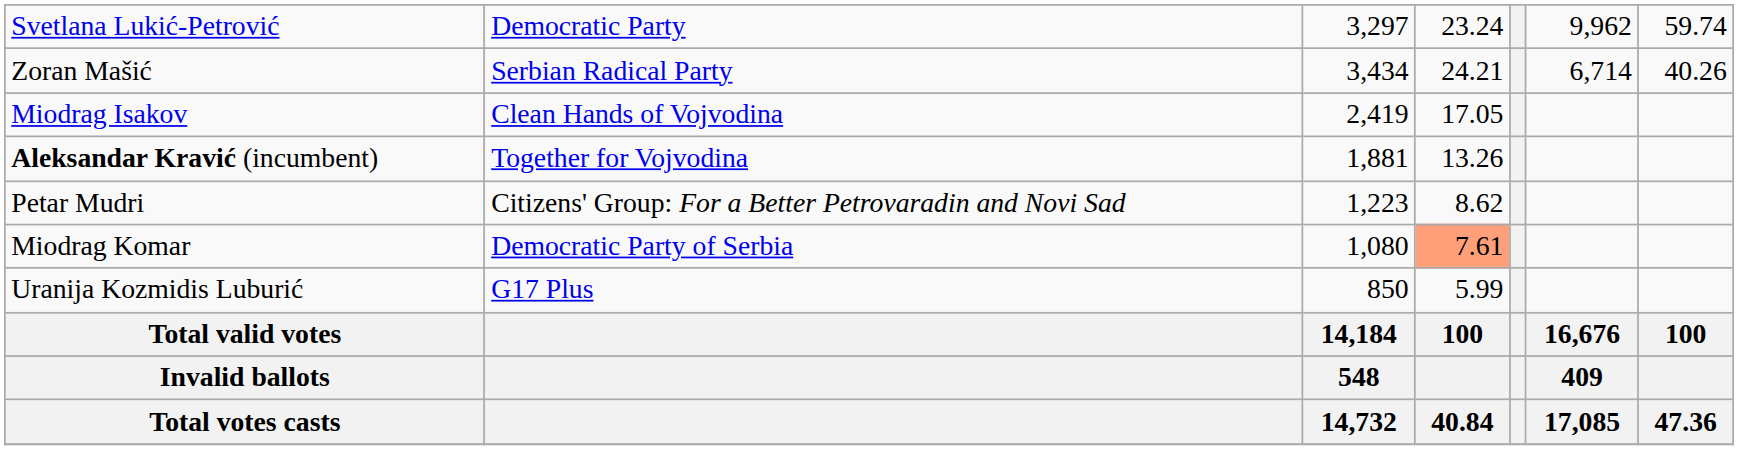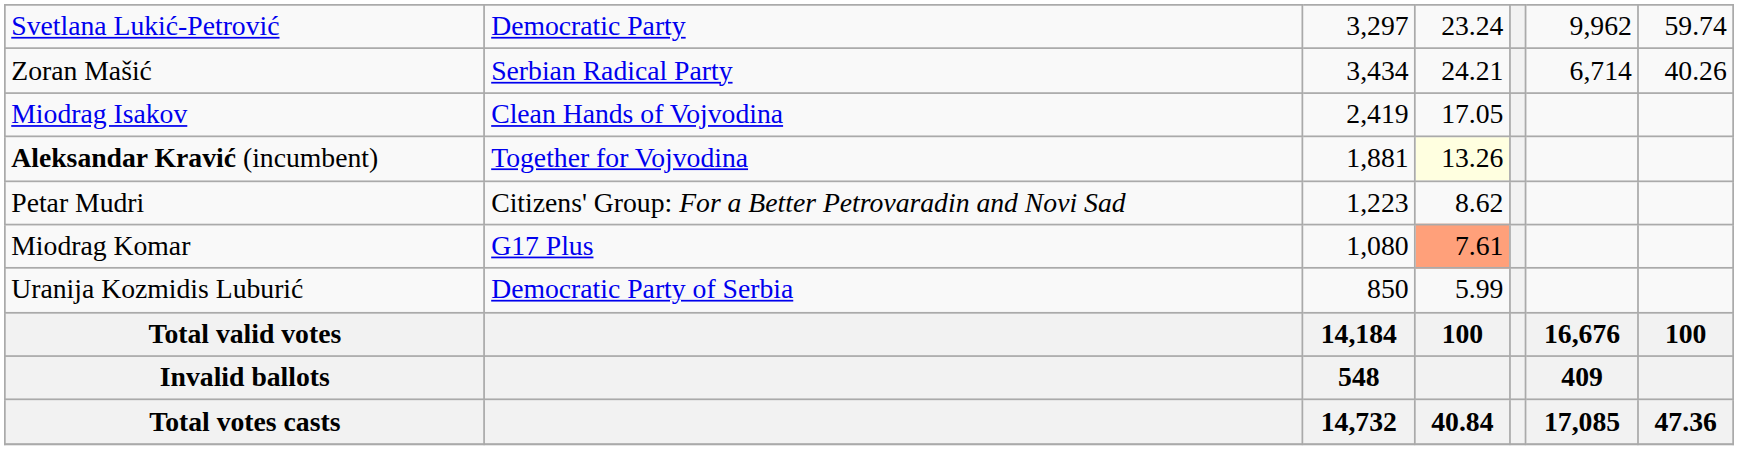(1472, 158) no background -> (1472, 158) lightyellow background
(642, 245) Democratic Party of Serbia -> (542, 245) G17 Plus
(542, 289) G17 Plus -> (642, 289) Democratic Party of Serbia
